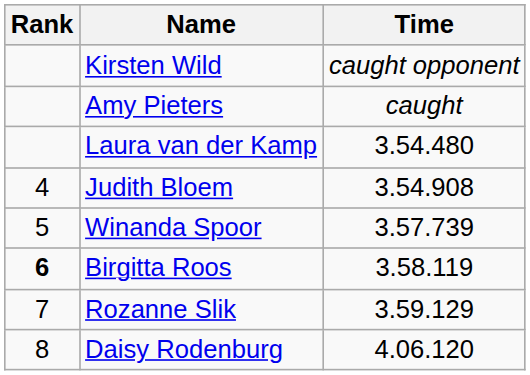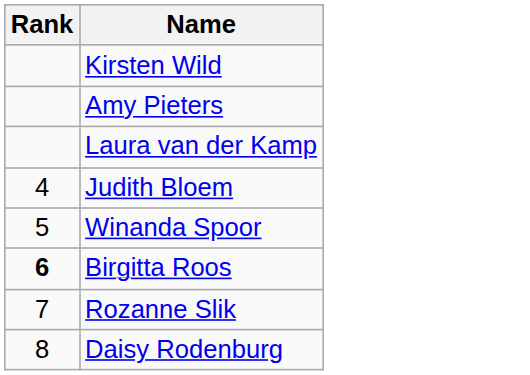- column: (424, 24)
